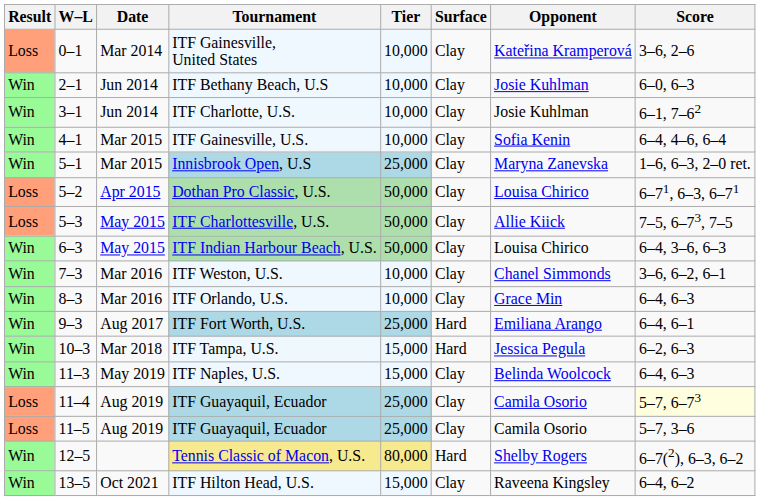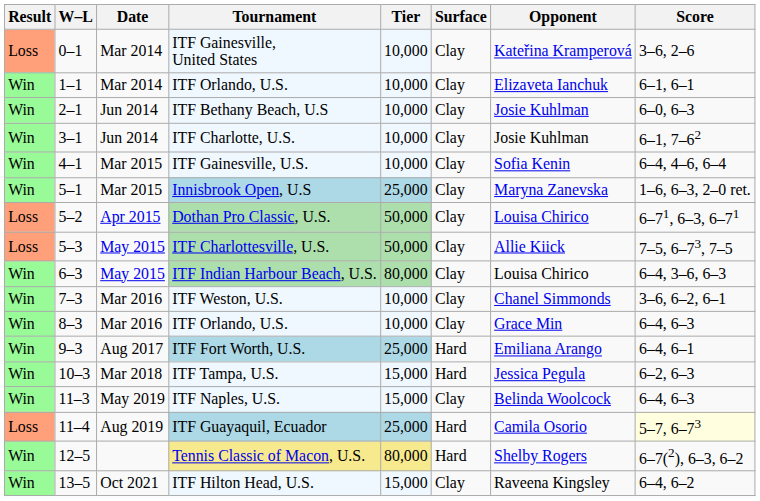+ row: (70, 85)
(406, 248) 50,000 -> (406, 273) 80,000
(450, 401) Clay -> (451, 426) Hard
- row: (74, 428)
